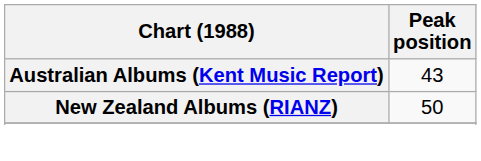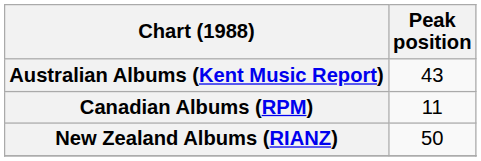+ row: (197, 107)
